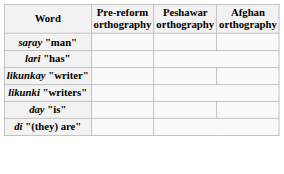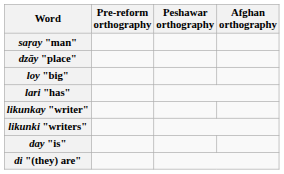+ row: (48, 59)
+ row: (48, 76)
